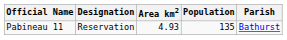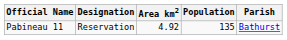(169, 28) 4.93 -> (169, 28) 4.92
